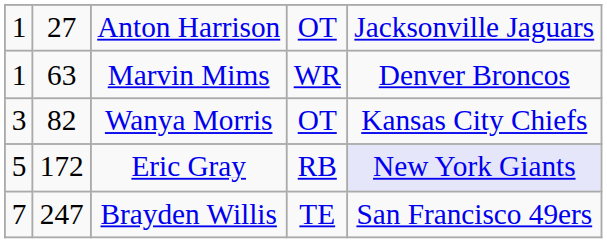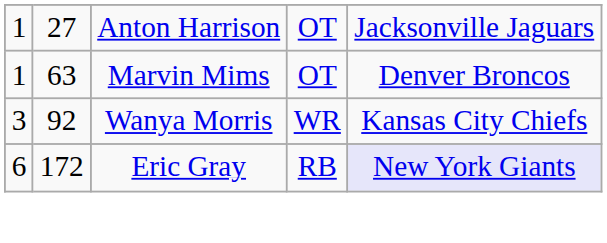(317, 74) WR -> (317, 74) OT
(62, 120) 82 -> (62, 120) 92
(317, 120) OT -> (317, 120) WR
(19, 167) 5 -> (19, 167) 6
- row: (189, 213)
